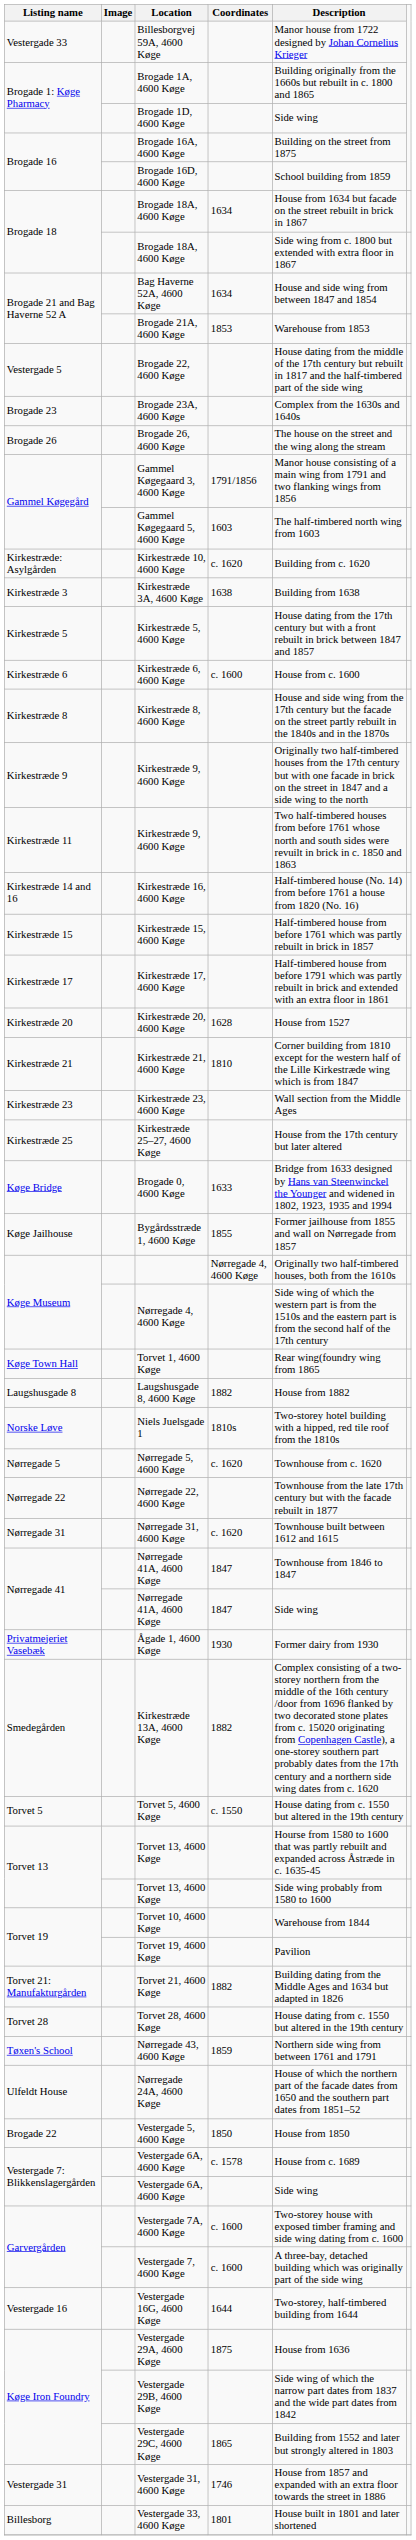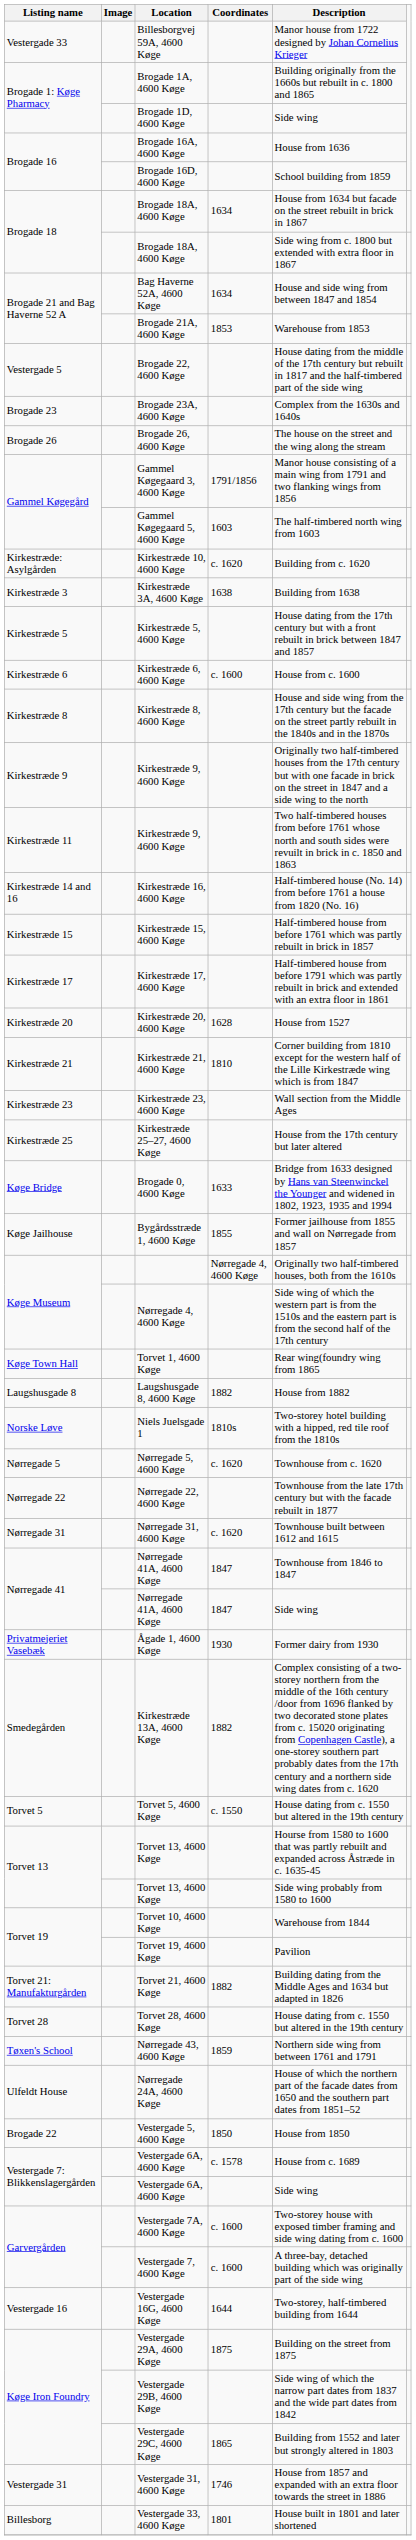(333, 147) Building on the street from 1875 -> (312, 147) House from 1636
(312, 2349) House from 1636 -> (333, 2349) Building on the street from 1875
